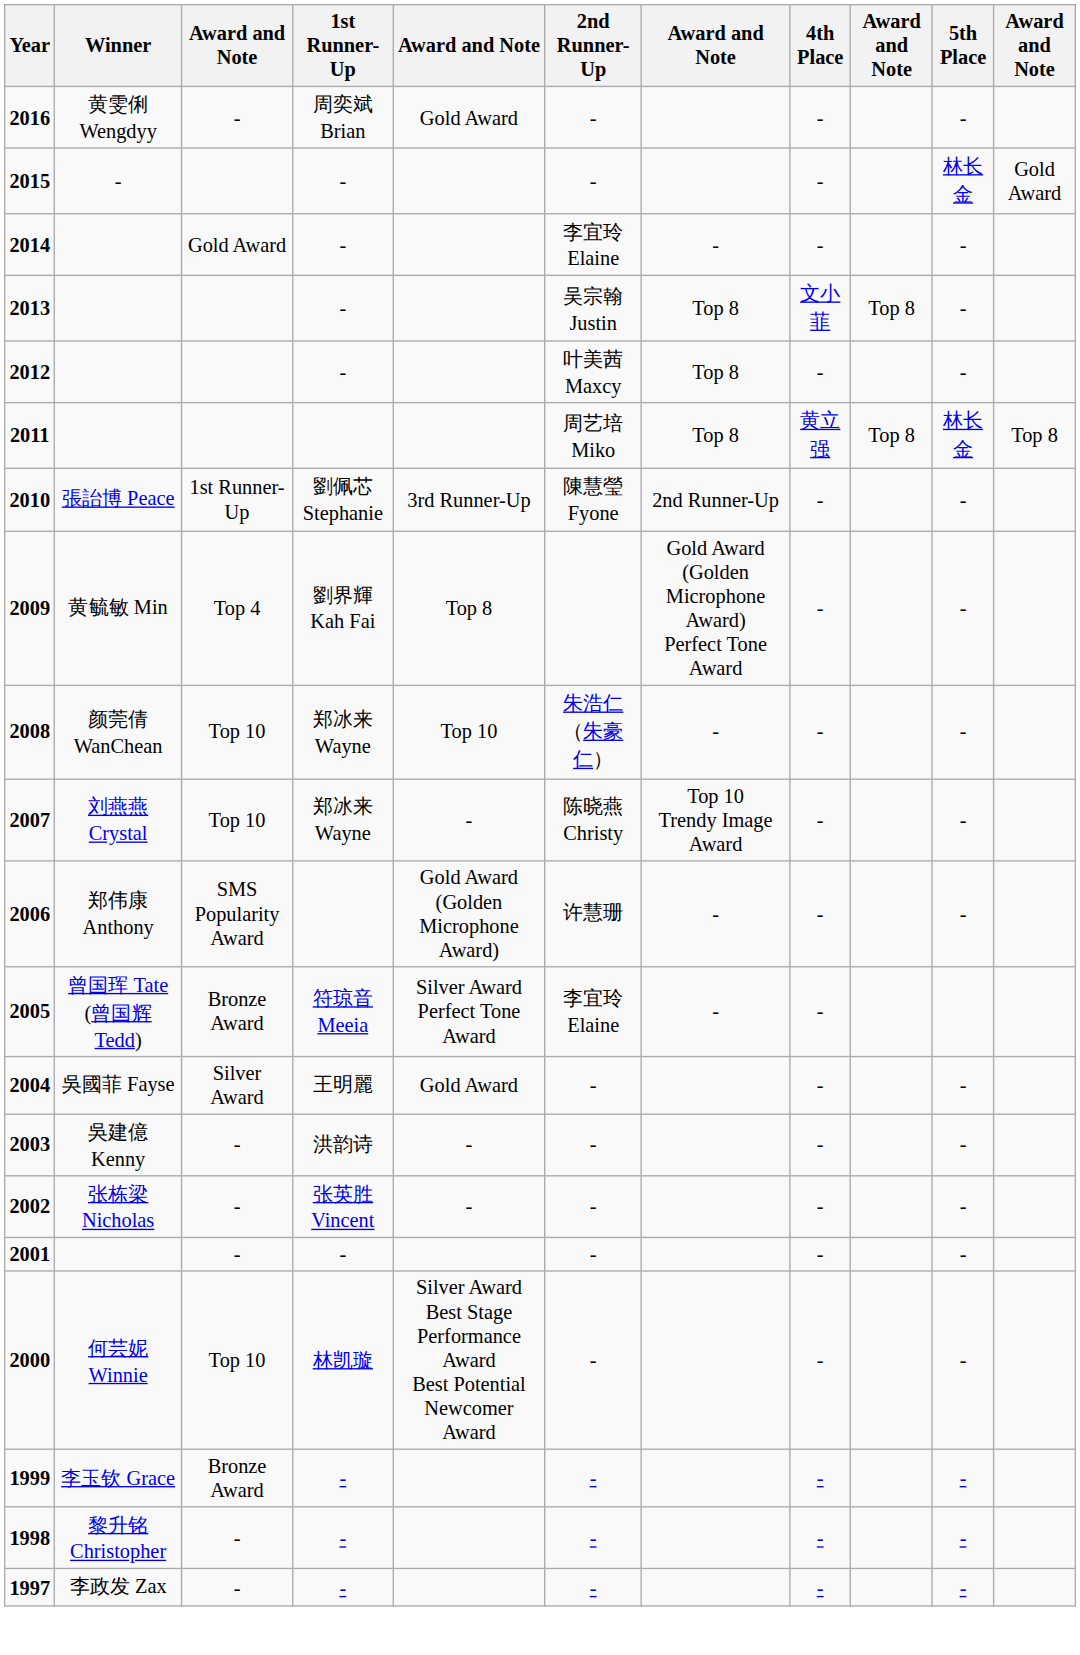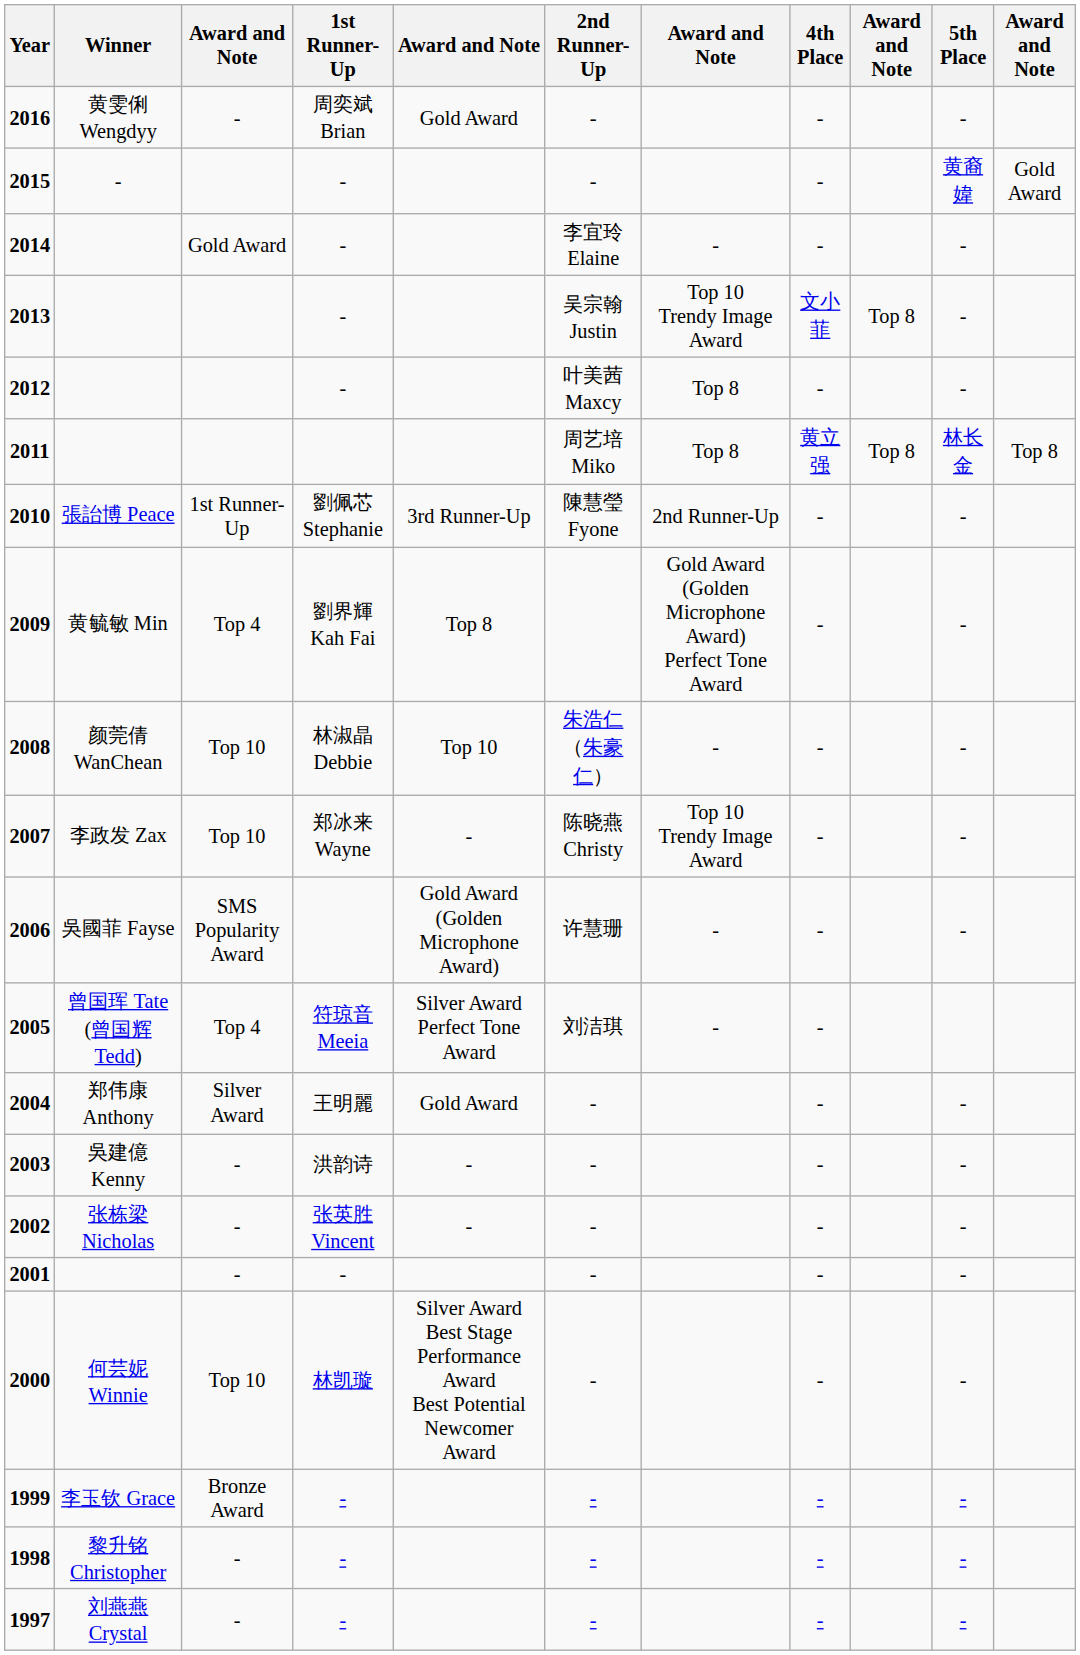(963, 180) 林长金 -> (963, 180) 黄裔媁
(716, 308) Top 8 -> (716, 316) Top 10 Trendy Image Award
(343, 732) 郑冰来 Wayne -> (343, 748) 林淑晶 Debbie
(118, 820) 刘燕燕 Crystal -> (118, 835) 李政发 Zax
(118, 914) 郑伟康 Anthony -> (118, 928) 吳國菲 Fayse
(237, 1011) Bronze Award -> (237, 1027) Top 4
(593, 1012) 李宜玲 Elaine -> (593, 1026) 刘洁琪
(118, 1084) 吳國菲 Fayse -> (118, 1103) 郑伟康 Anthony
(118, 1586) 李政发 Zax -> (118, 1620) 刘燕燕 Crystal
